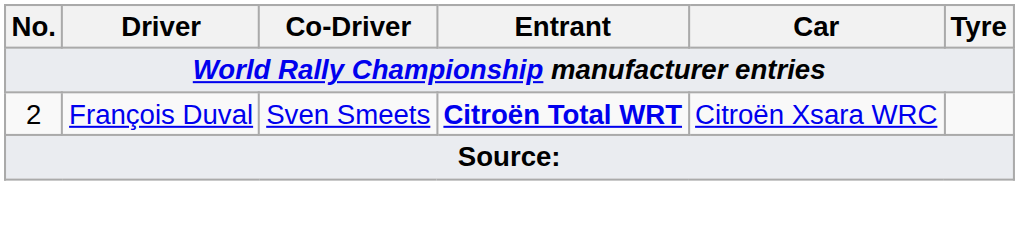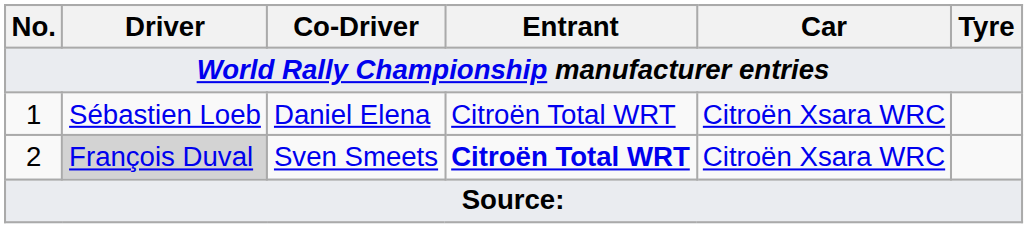+ row: (34, 113)
(161, 113) no background -> (161, 157) lightgrey background
